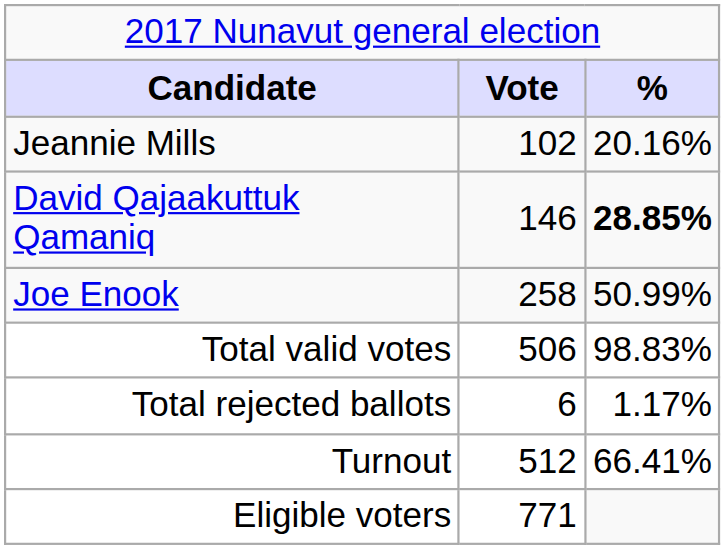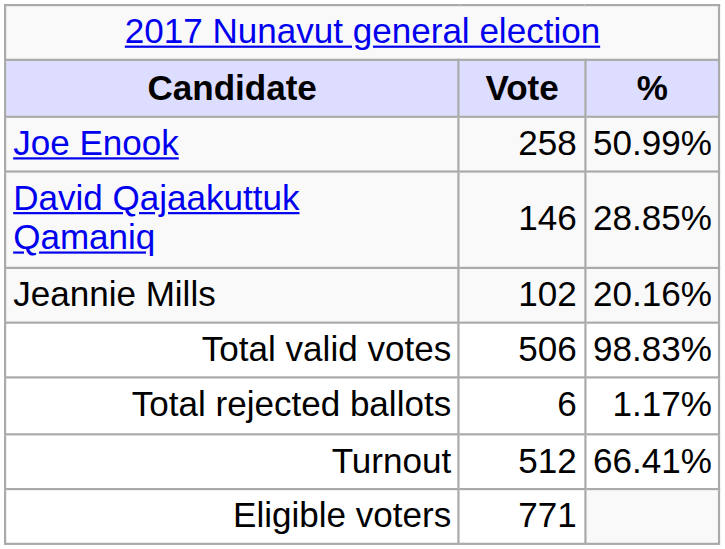rows swapped: (96, 293) <-> (114, 143)
(652, 218) bold -> (652, 218) normal
